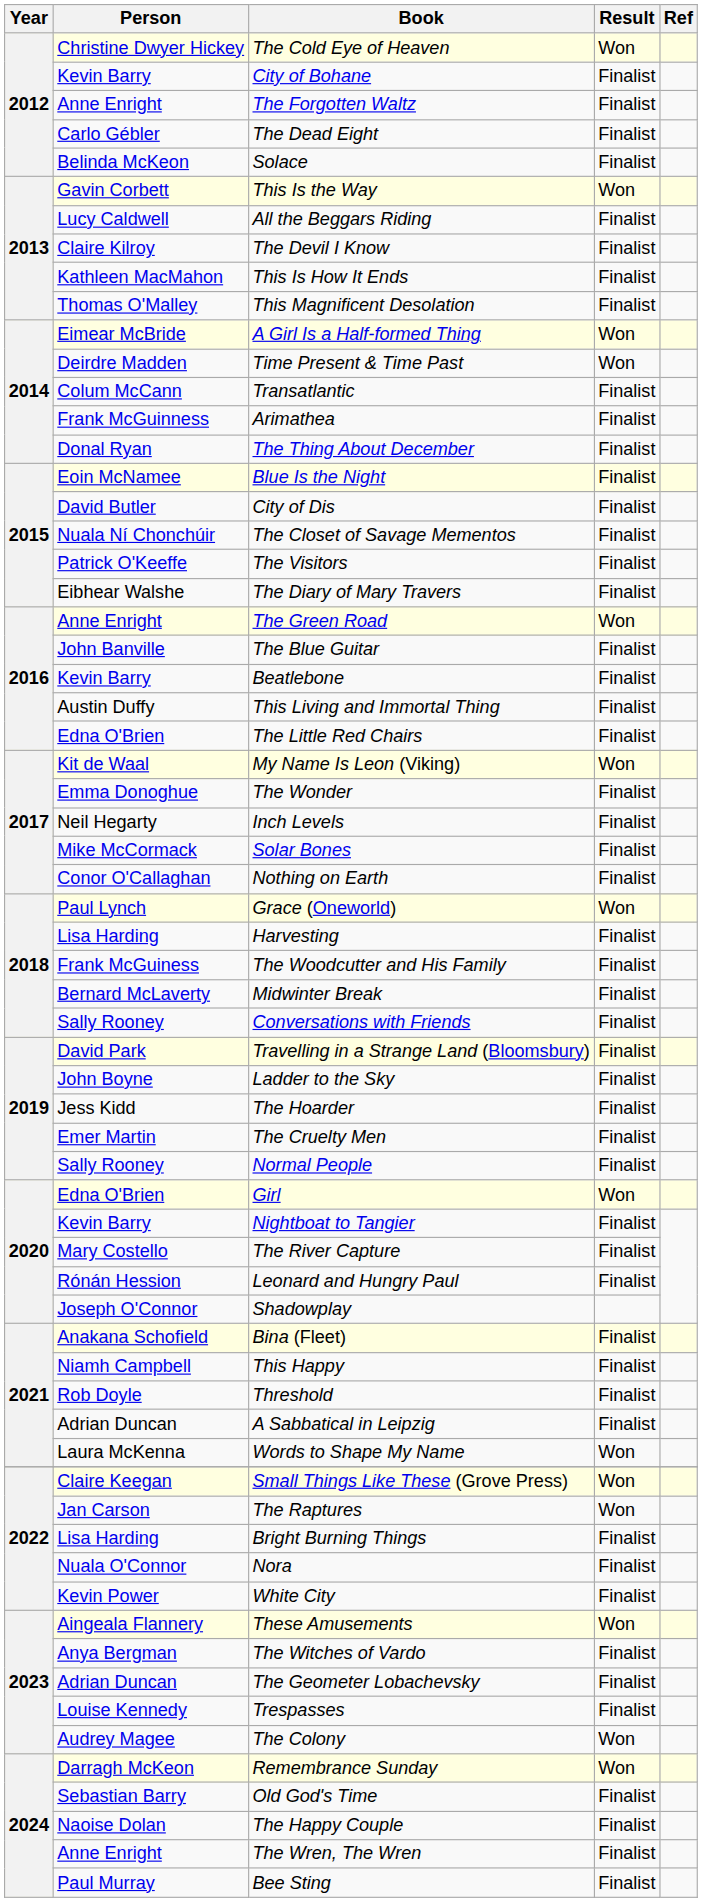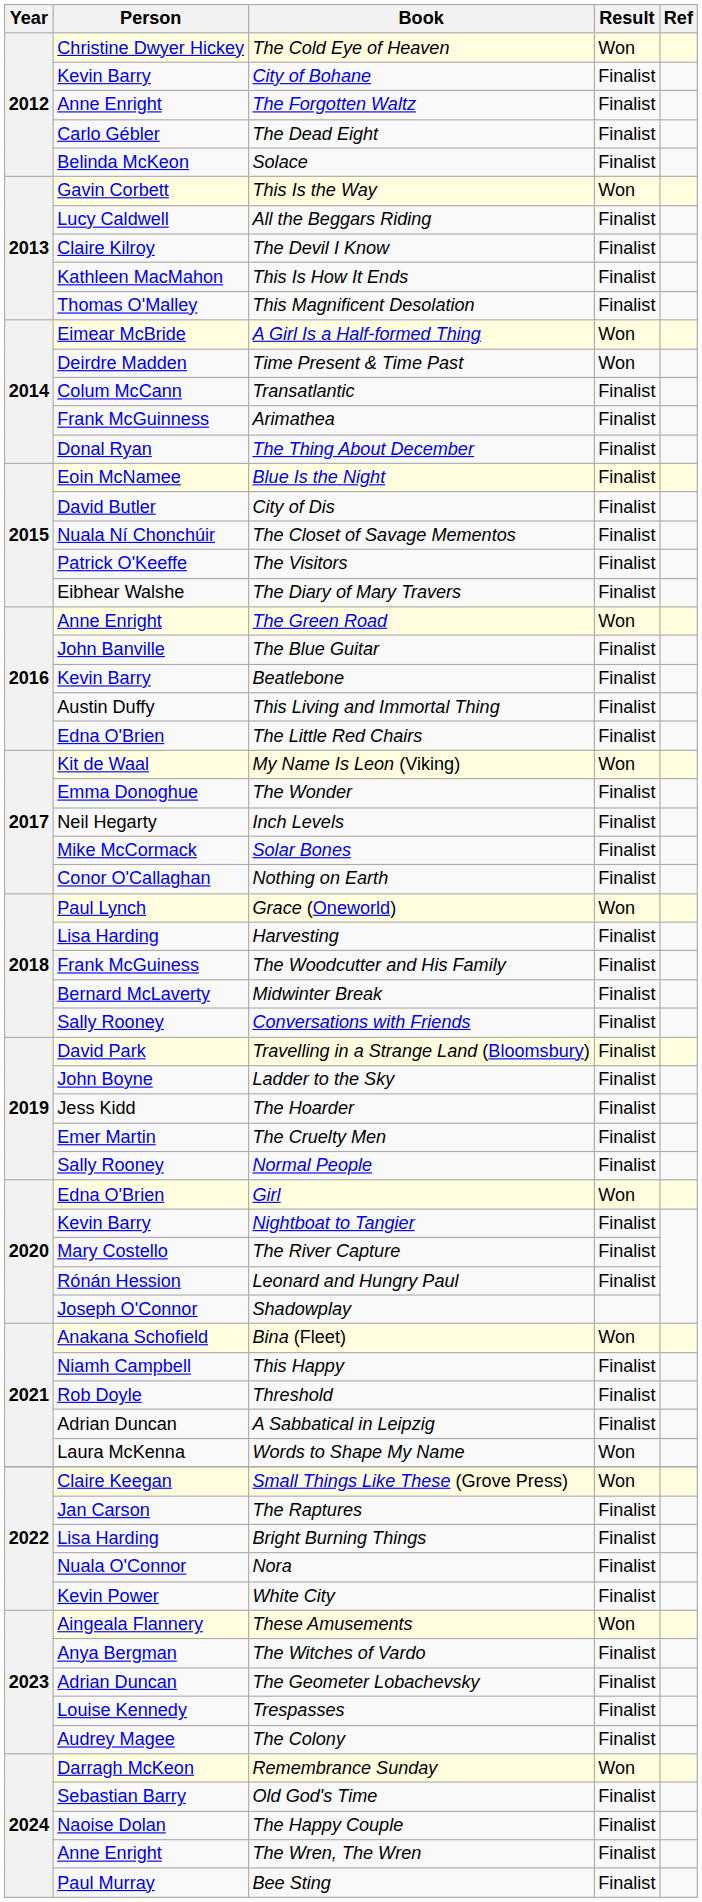(627, 1337) Finalist -> (617, 1337) Won
(617, 1509) Won -> (627, 1509) Finalist
(617, 1739) Won -> (627, 1739) Finalist
